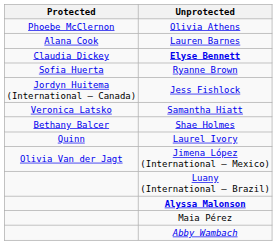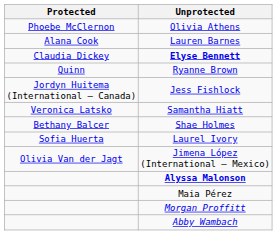(71, 70) Sofia Huerta -> (71, 70) Quinn
(71, 139) Quinn -> (71, 139) Sofia Huerta
- row: (205, 184)
+ row: (205, 208)
